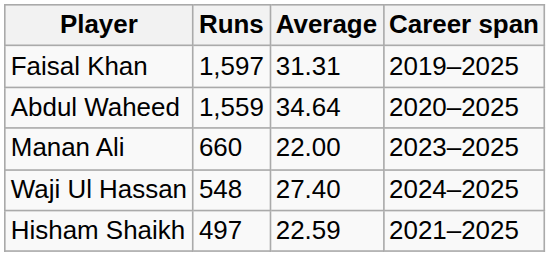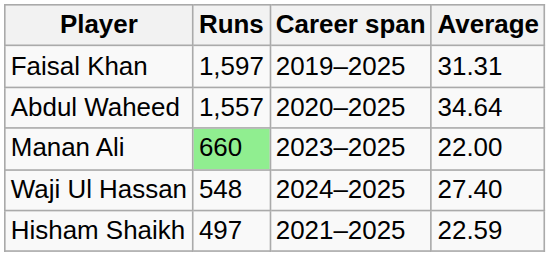columns swapped: (326, 25) <-> (464, 25)
(231, 107) 1,559 -> (231, 107) 1,557
(221, 148) no background -> (221, 148) lightgreen background
